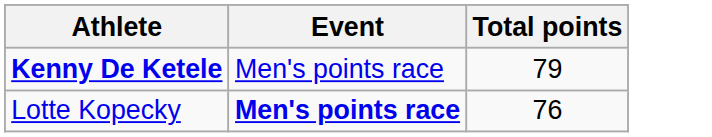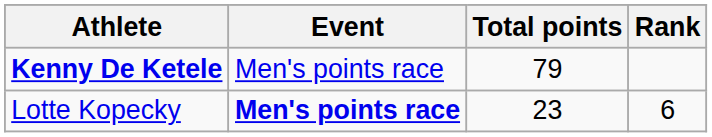+ column: (668, 26)
(547, 111) 76 -> (547, 111) 23
